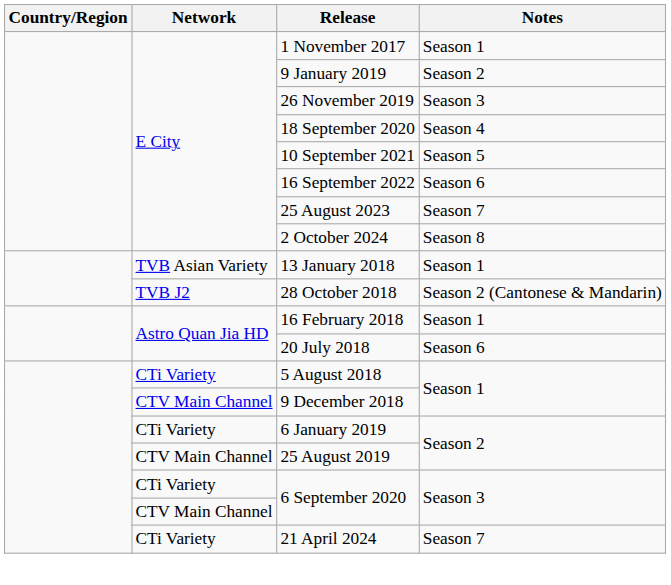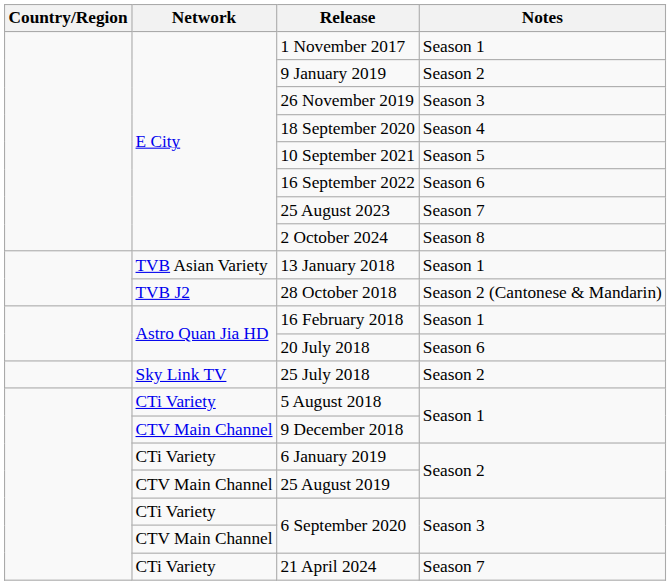+ row: (181, 374)
